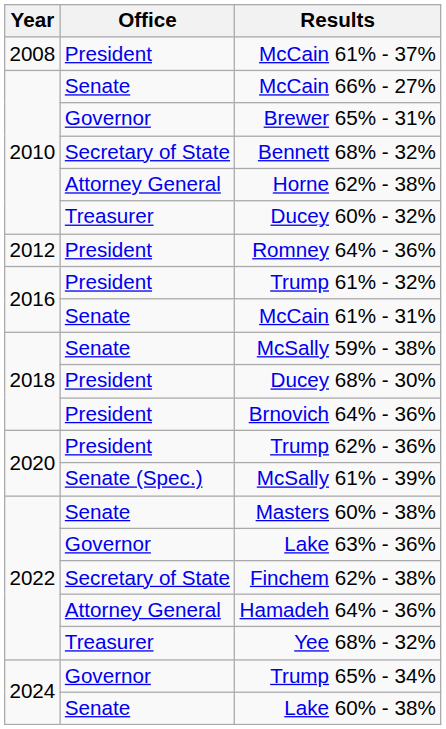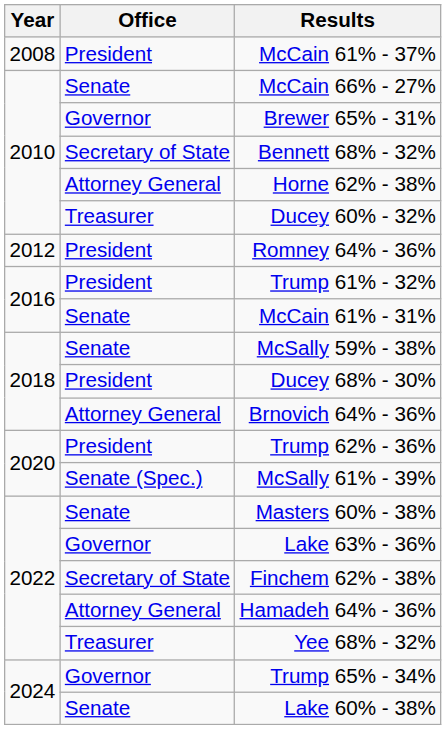(108, 413) President -> (143, 413) Attorney General
